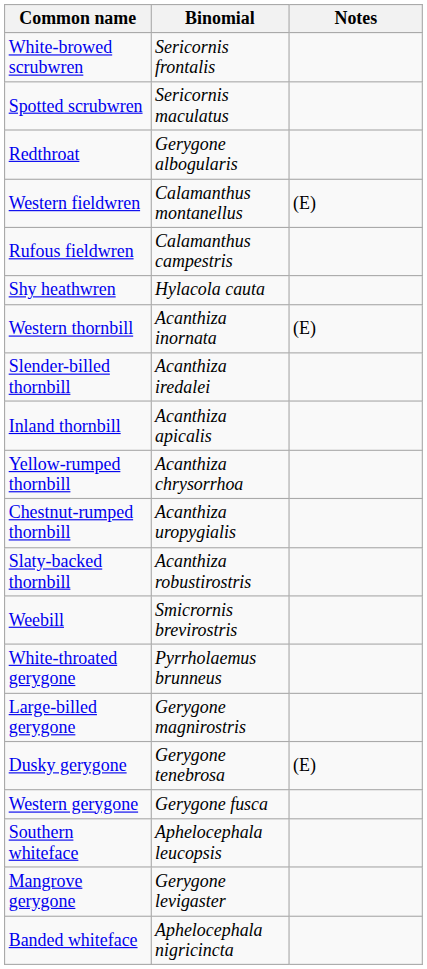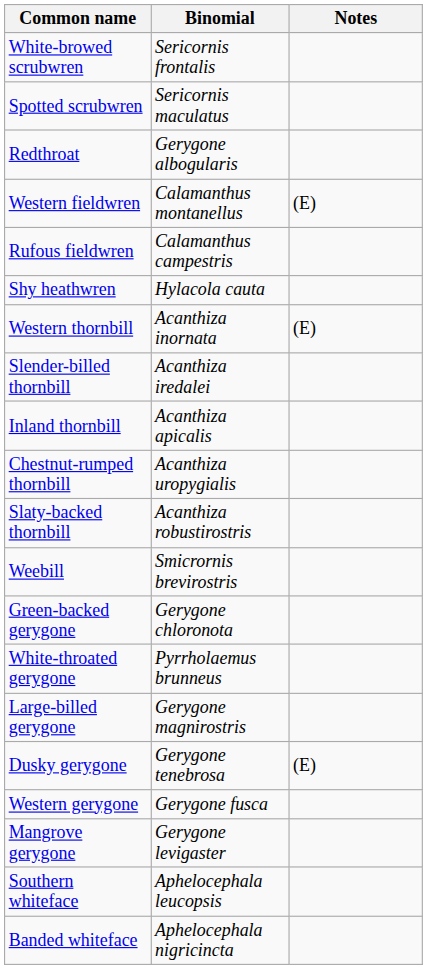- row: (65, 474)
+ row: (59, 620)
rows swapped: (46, 891) <-> (44, 842)
